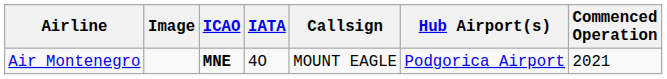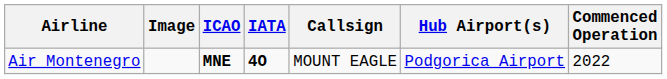(257, 61) normal -> (257, 61) bold
(591, 61) 2021 -> (591, 61) 2022
